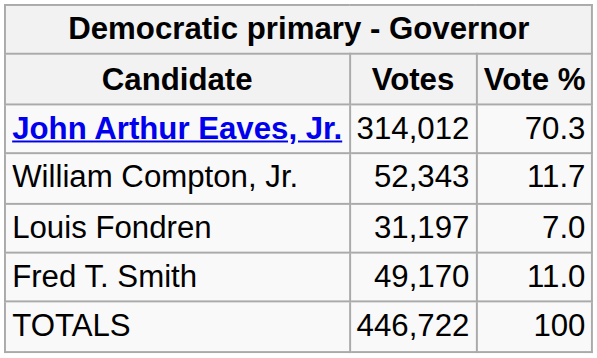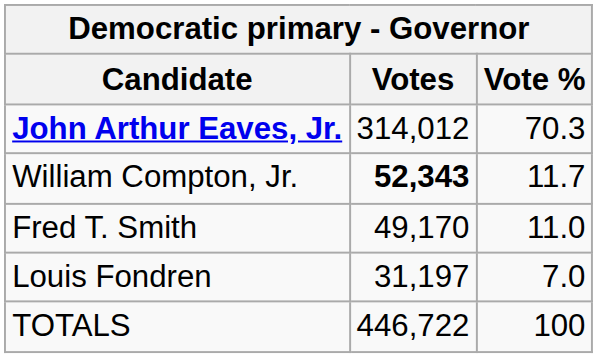(422, 177) normal -> (422, 177) bold
rows swapped: (105, 276) <-> (112, 227)
